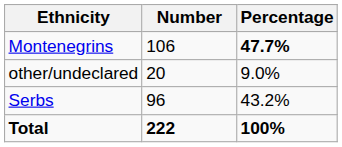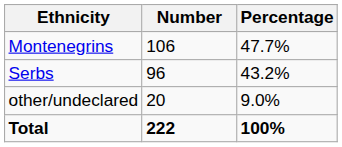(265, 45) bold -> (265, 45) normal
rows swapped: (31, 100) <-> (73, 73)
